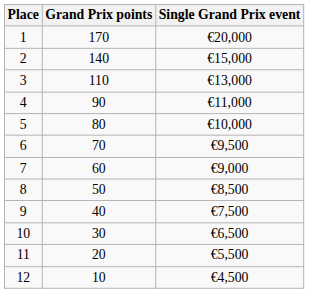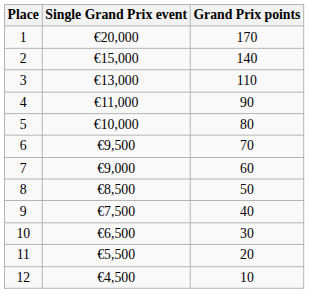columns swapped: (230, 15) <-> (99, 15)
